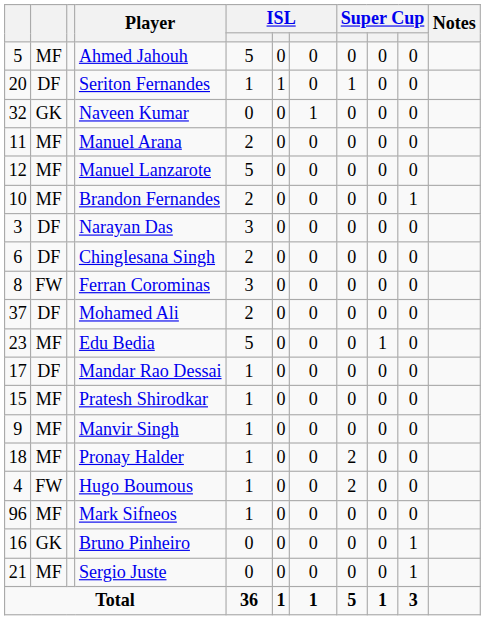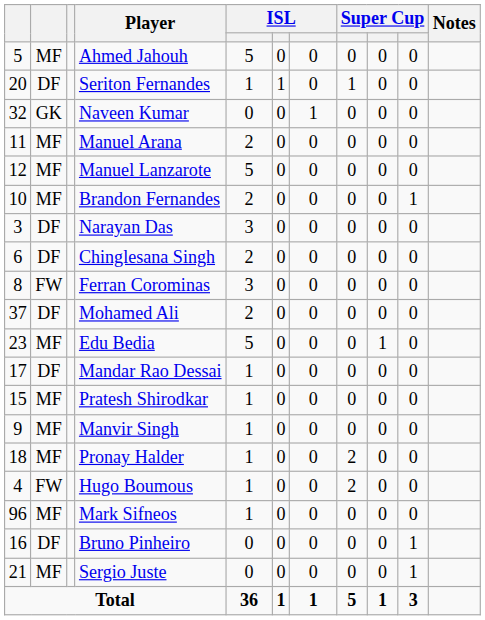(49, 543) GK -> (49, 543) DF
